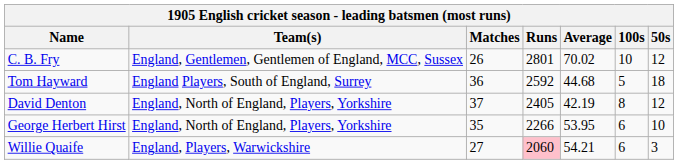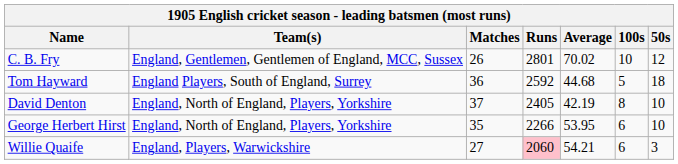(658, 103) 12 -> (658, 103) 10
